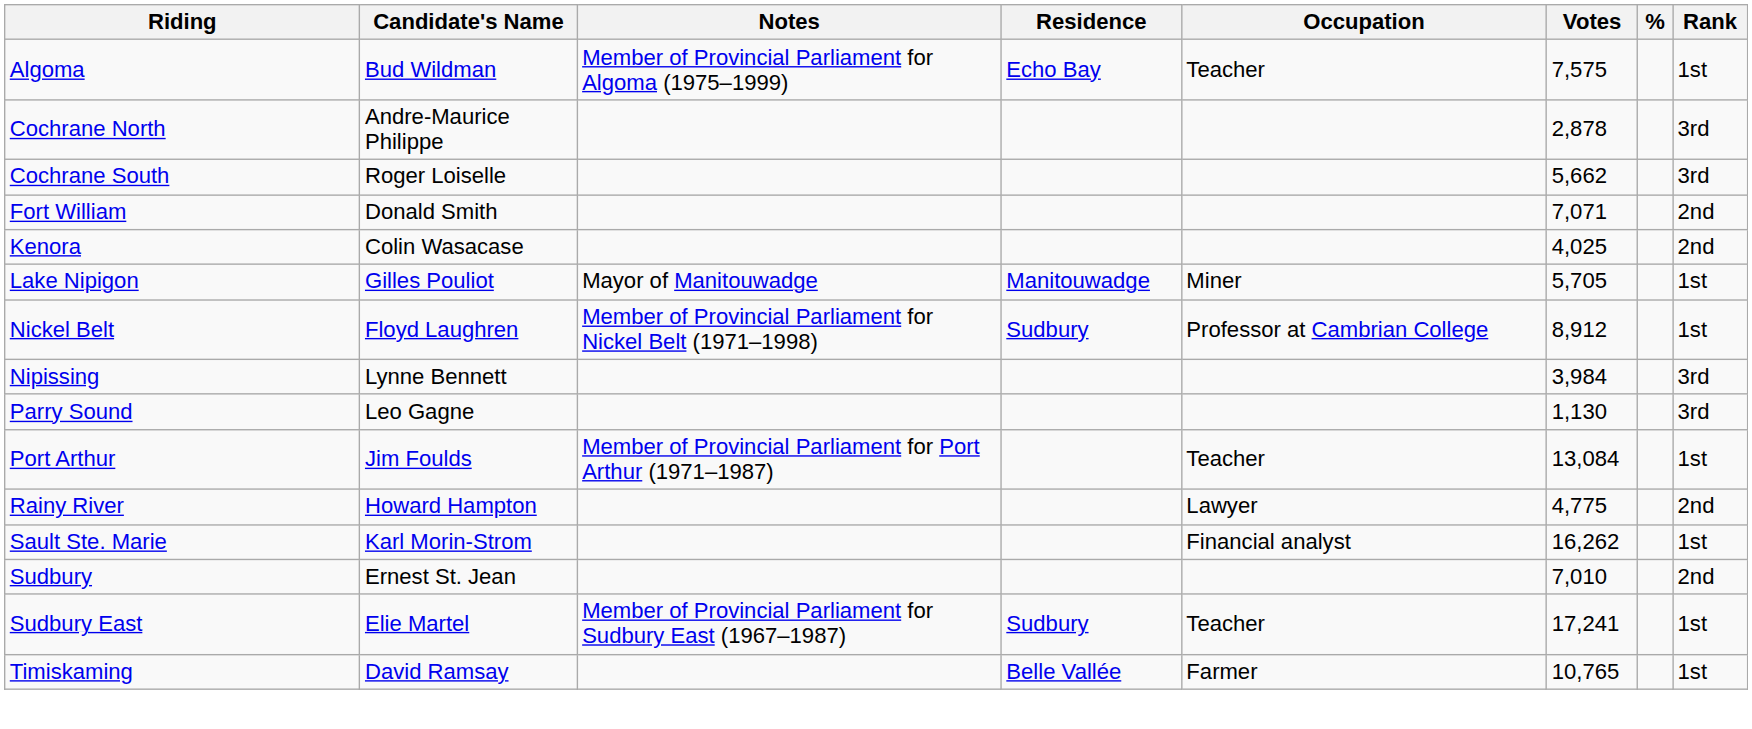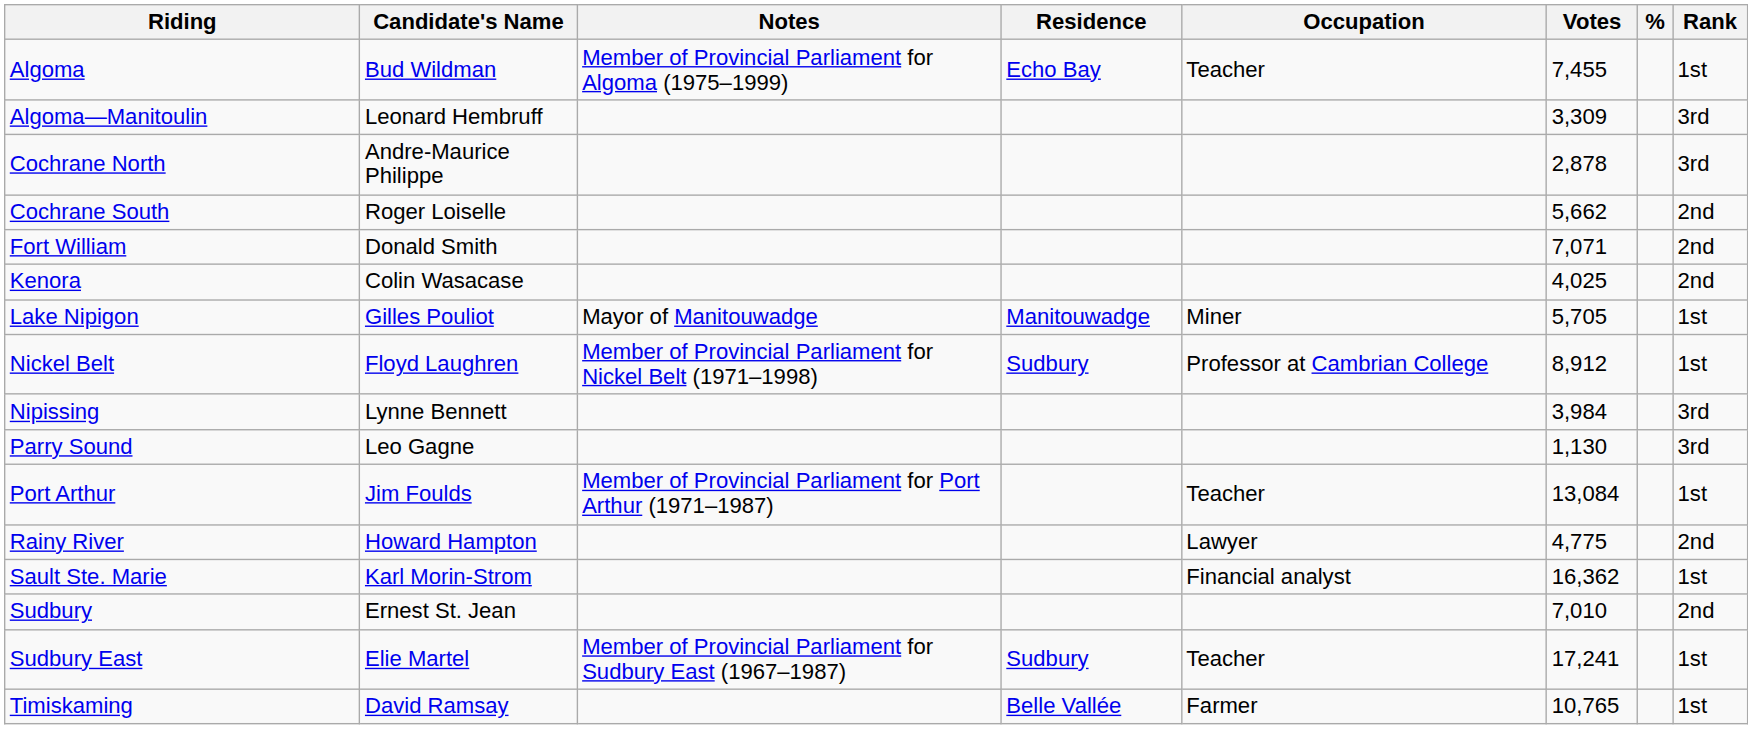(1579, 69) 7,575 -> (1579, 69) 7,455
+ row: (109, 116)
(1694, 176) 3rd -> (1696, 211) 2nd
(1585, 541) 16,262 -> (1585, 576) 16,362
